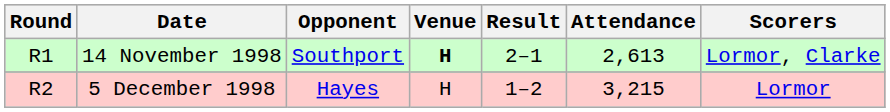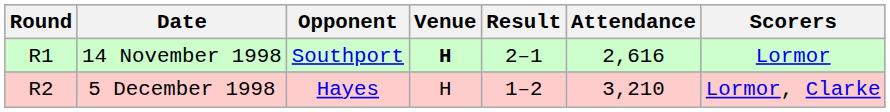(633, 56) 2,613 -> (633, 56) 2,616
(793, 56) Lormor, Clarke -> (793, 56) Lormor
(633, 90) 3,215 -> (633, 90) 3,210
(793, 90) Lormor -> (793, 90) Lormor, Clarke
